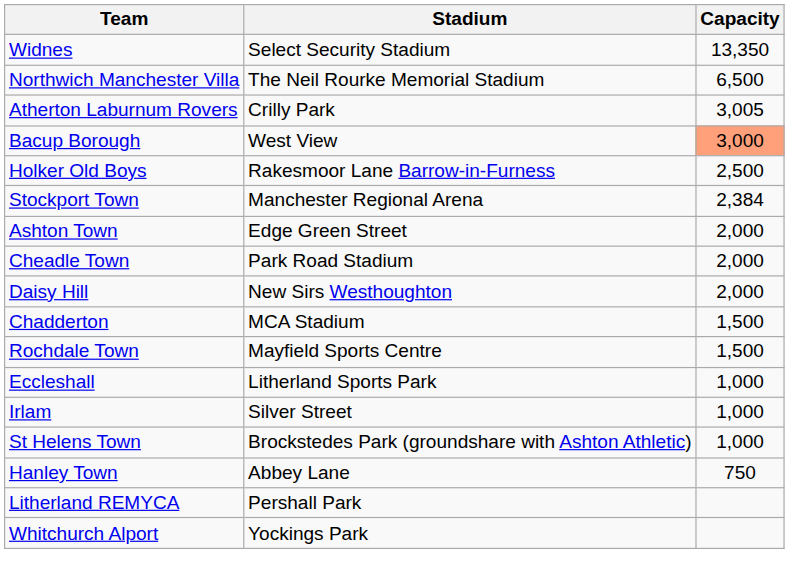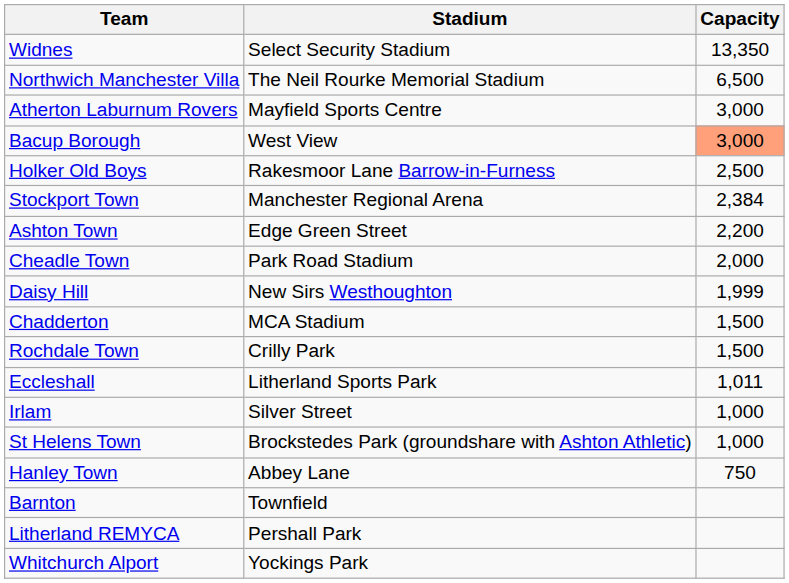(291, 110) Crilly Park -> (345, 110) Mayfield Sports Centre
(740, 110) 3,005 -> (740, 110) 3,000
(740, 230) 2,000 -> (740, 230) 2,200
(740, 291) 2,000 -> (740, 291) 1,999
(345, 351) Mayfield Sports Centre -> (291, 351) Crilly Park
(740, 381) 1,000 -> (740, 381) 1,011
+ row: (42, 502)
